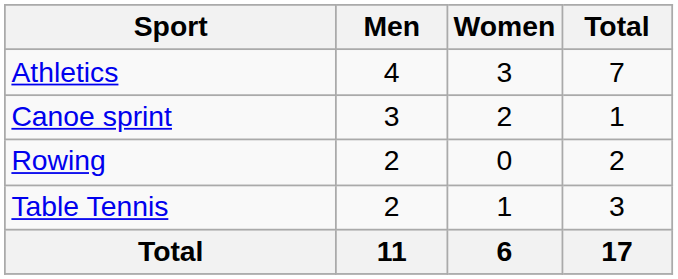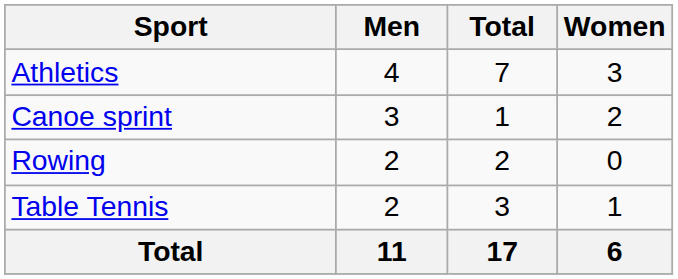columns swapped: (504, 26) <-> (617, 26)
